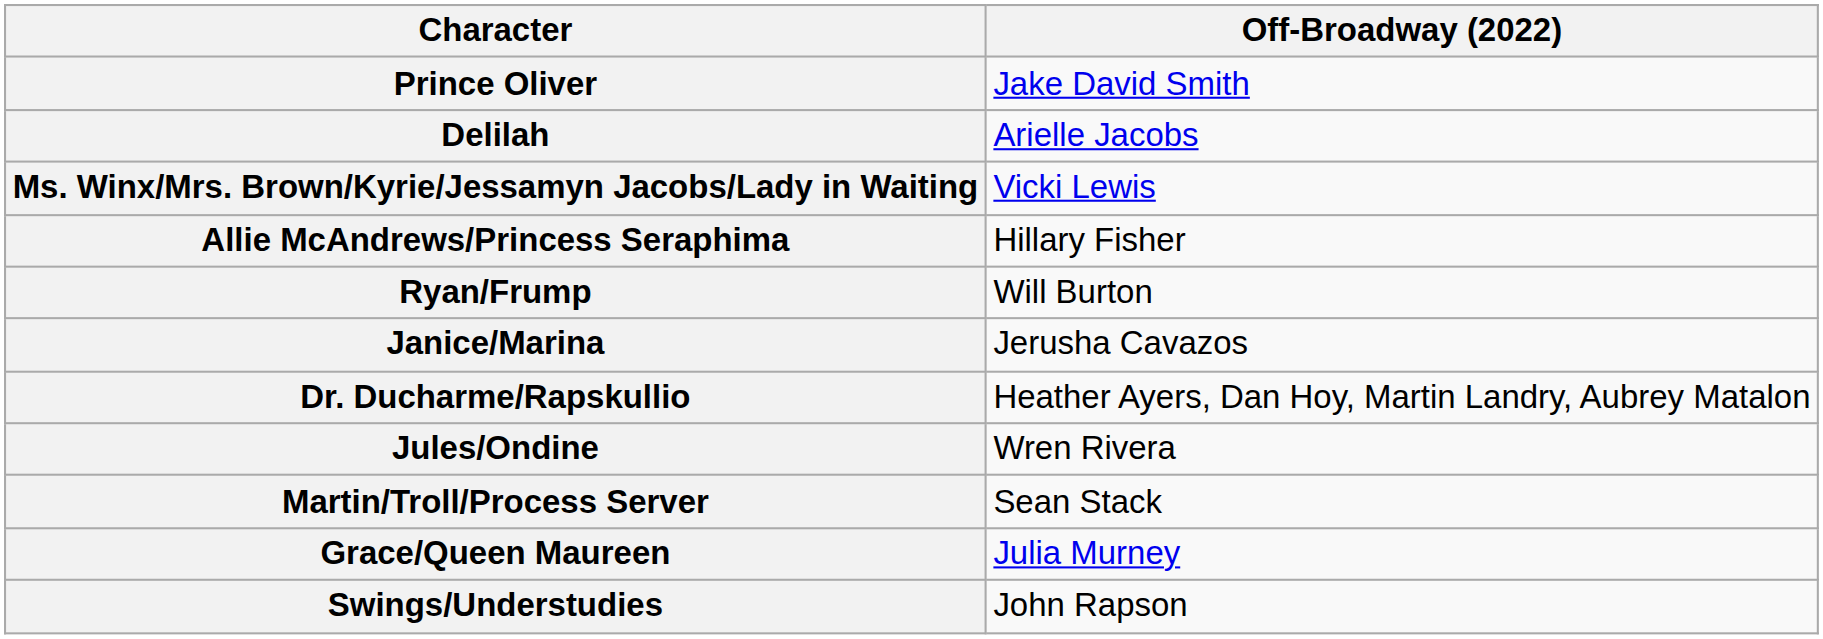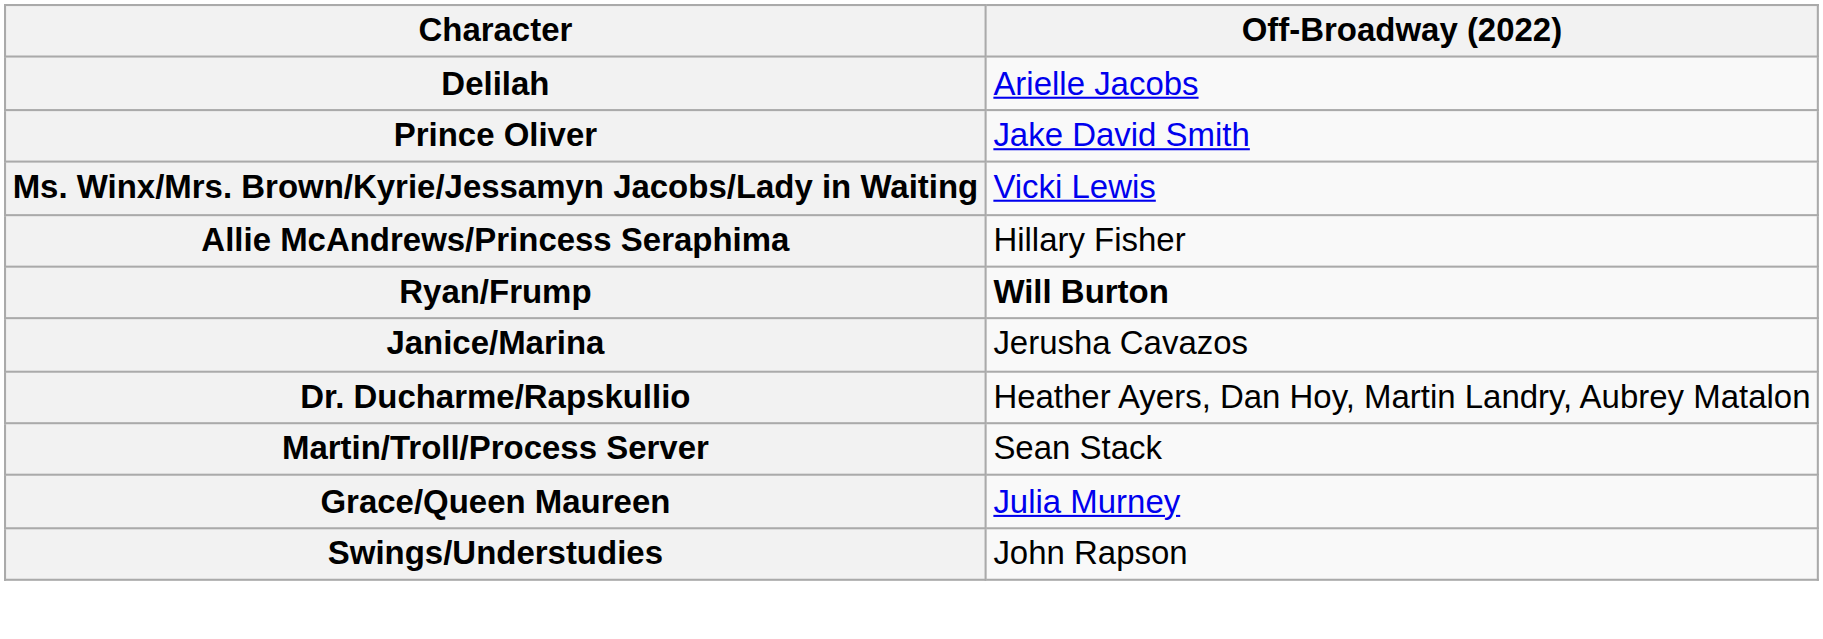rows swapped: (495, 135) <-> (495, 82)
(1073, 291) normal -> (1081, 291) bold
- row: (495, 448)
